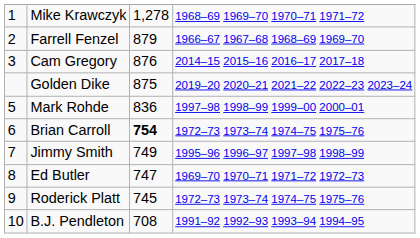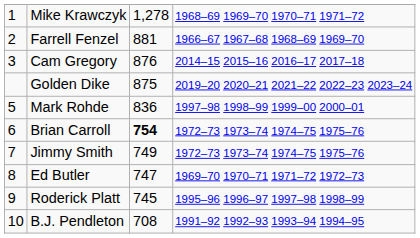(145, 38) 879 -> (145, 38) 881
(270, 153) 1995–96 1996–97 1997–98 1998–99 -> (270, 153) 1972–73 1973–74 1974–75 1975–76
(270, 199) 1972–73 1973–74 1974–75 1975–76 -> (270, 199) 1995–96 1996–97 1997–98 1998–99
